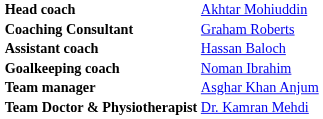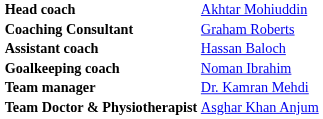(260, 88) Asghar Khan Anjum -> (255, 88) Dr. Kamran Mehdi
(255, 107) Dr. Kamran Mehdi -> (260, 107) Asghar Khan Anjum
